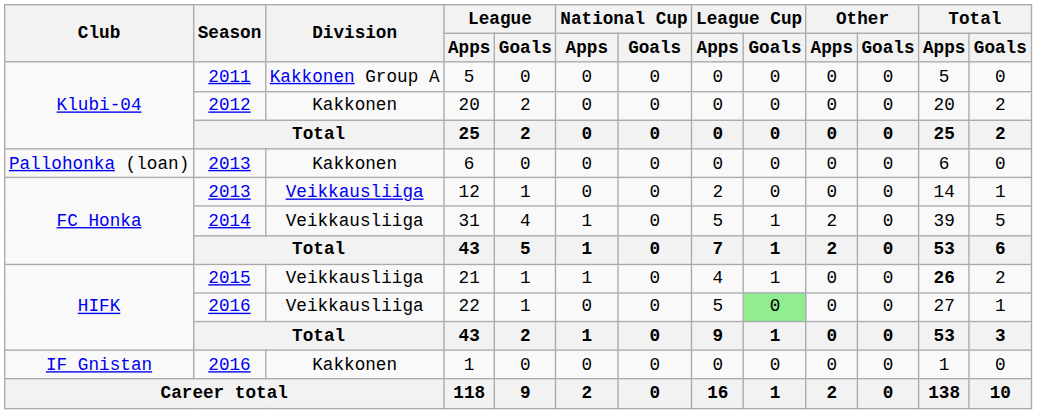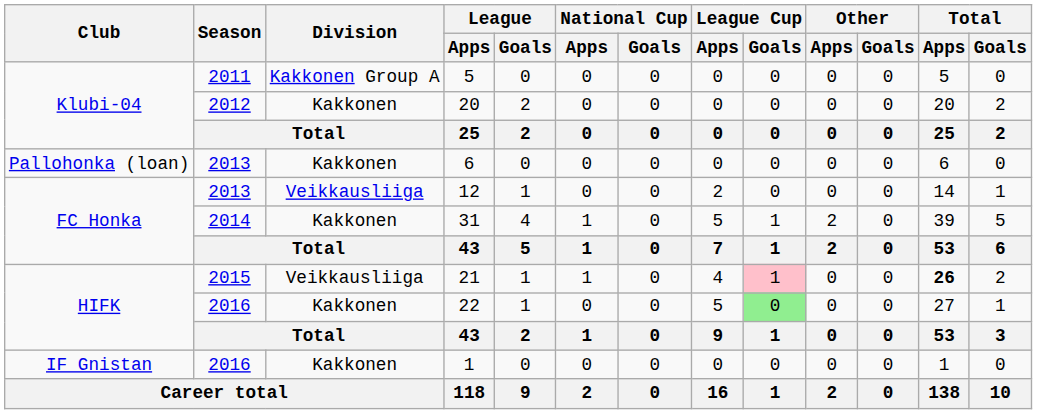(355, 221) Veikkausliiga -> (355, 221) Kakkonen
(775, 278) no background -> (775, 278) pink background
(355, 307) Veikkausliiga -> (355, 307) Kakkonen
